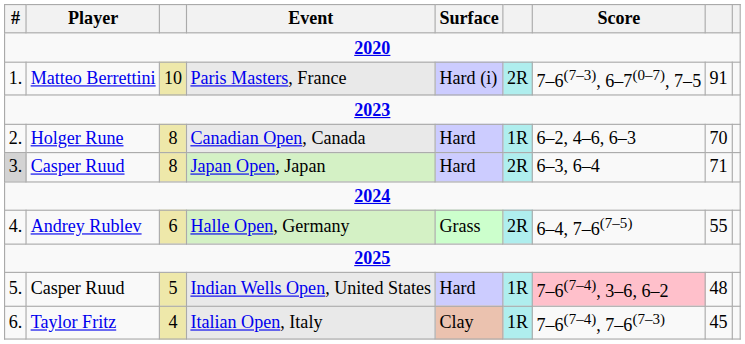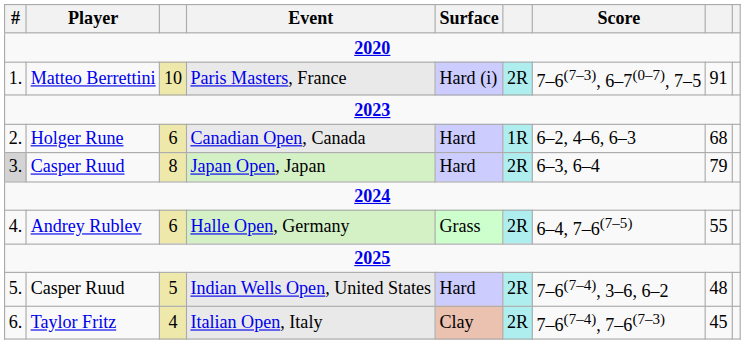(173, 138) 8 -> (173, 138) 6
(719, 138) 70 -> (719, 138) 68
(719, 167) 71 -> (719, 167) 79
(518, 289) 1R -> (518, 289) 2R
(603, 289) pink background -> (603, 289) no background
(518, 322) 1R -> (518, 322) 2R
